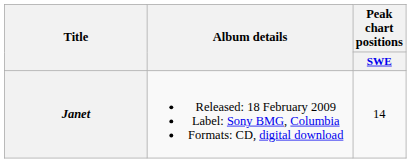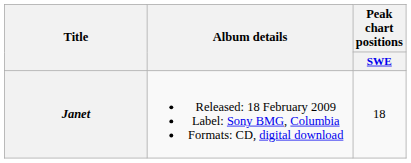(379, 114) 14 -> (379, 114) 18
